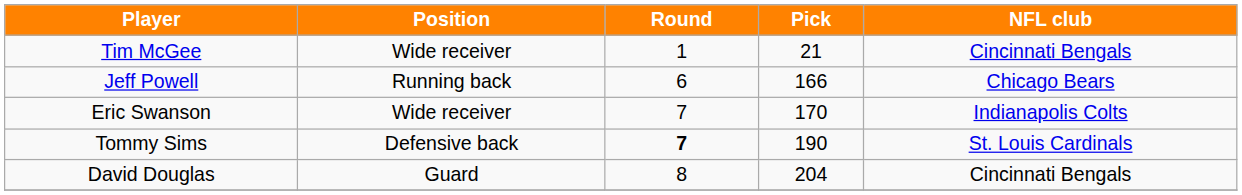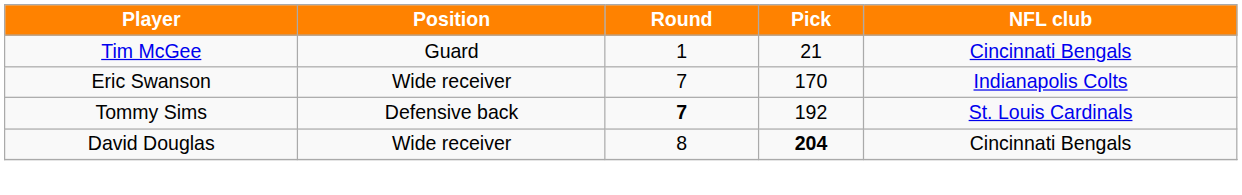(452, 50) Wide receiver -> (452, 50) Guard
- row: (151, 81)
(811, 143) 190 -> (811, 112) 192
(452, 174) Guard -> (452, 143) Wide receiver
(811, 174) normal -> (811, 143) bold
